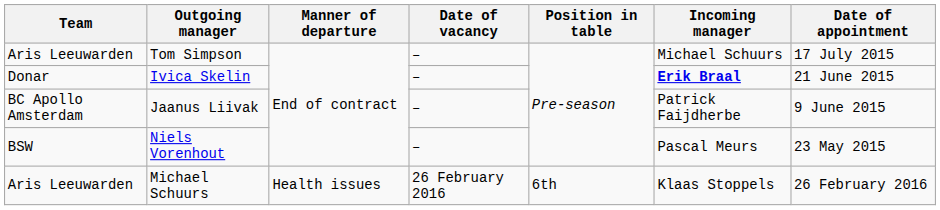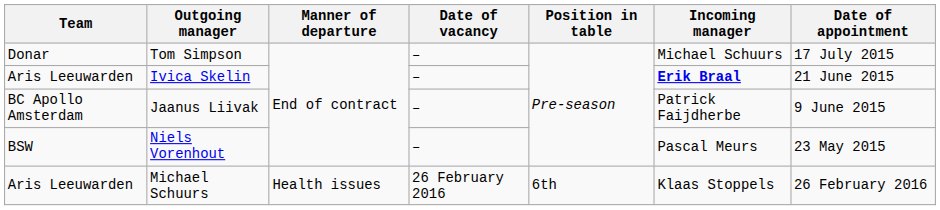(70, 55) Aris Leeuwarden -> (29, 55) Donar
(29, 77) Donar -> (70, 77) Aris Leeuwarden
